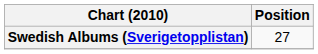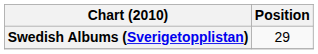(282, 37) 27 -> (282, 37) 29
